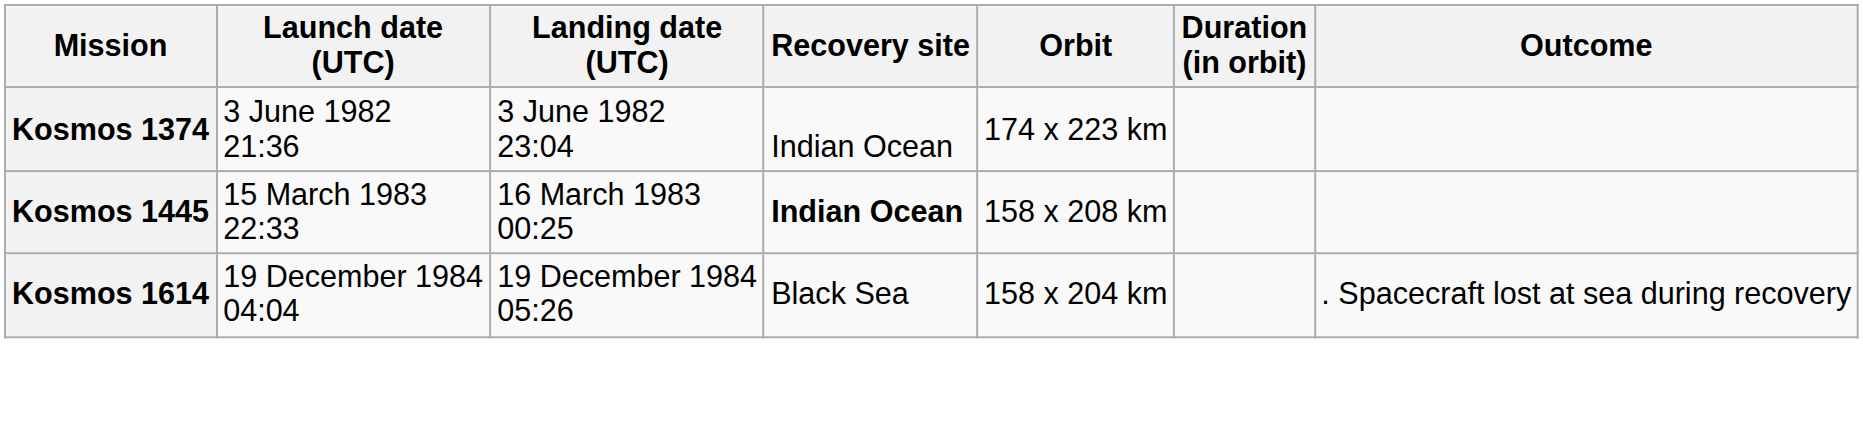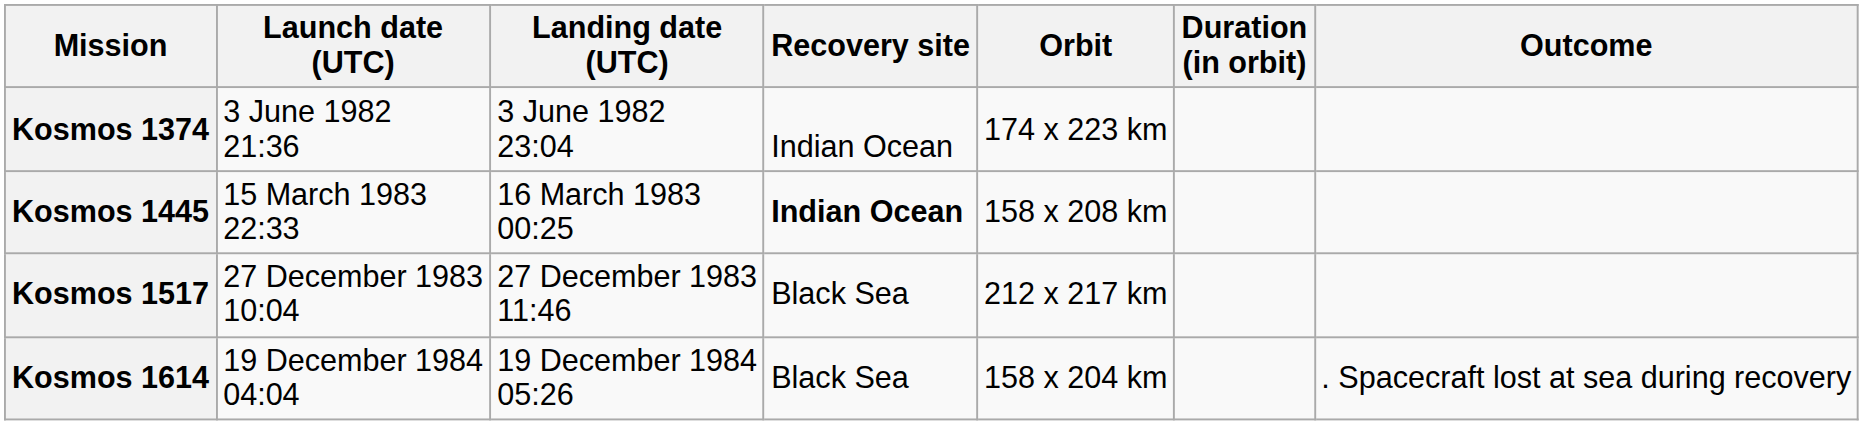+ row: (111, 294)
